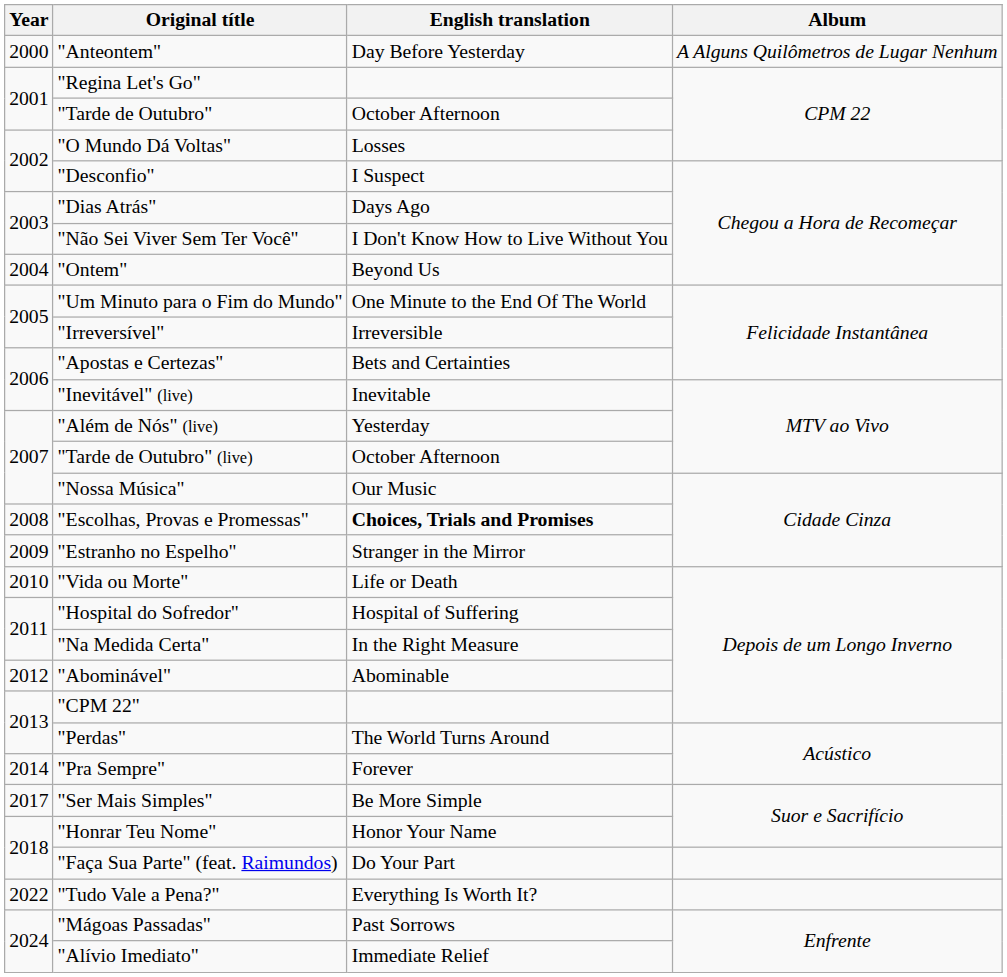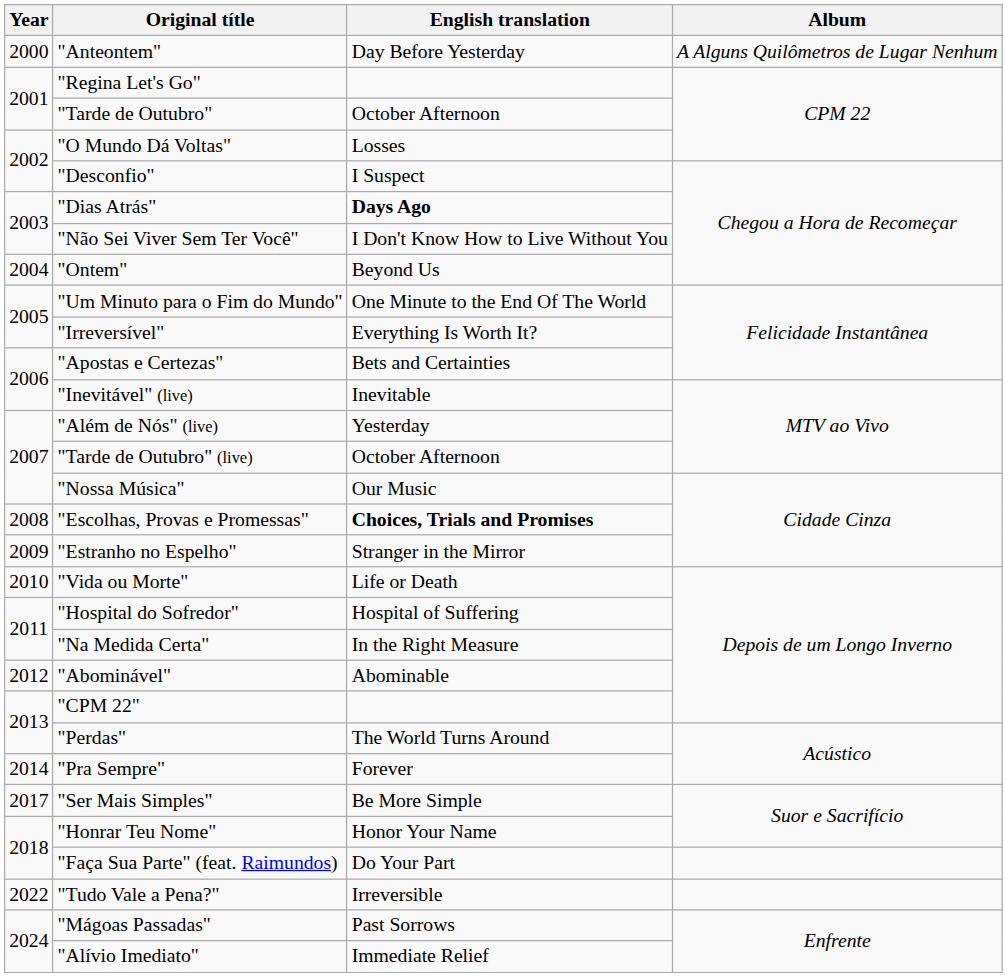(391, 207) normal -> (391, 207) bold
(397, 332) Irreversible -> (444, 332) Everything Is Worth It?
(444, 894) Everything Is Worth It? -> (397, 894) Irreversible
